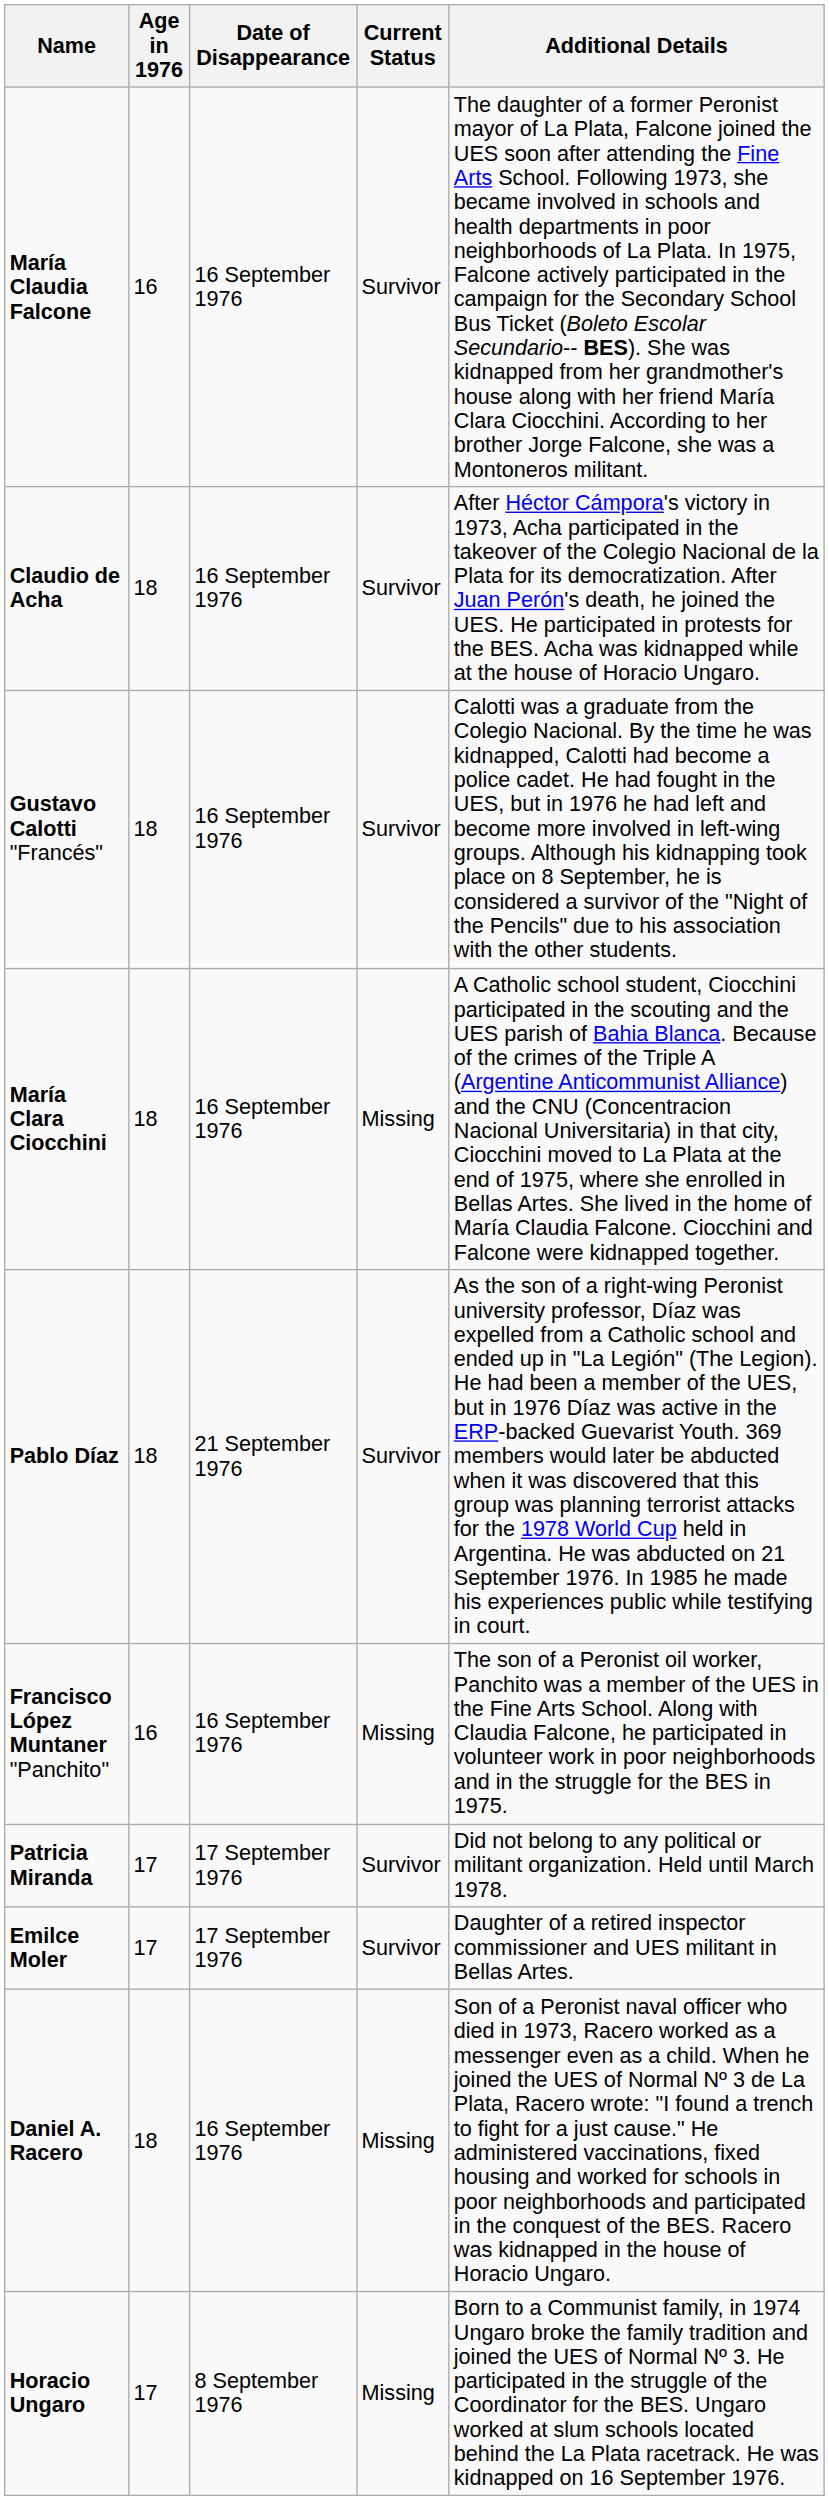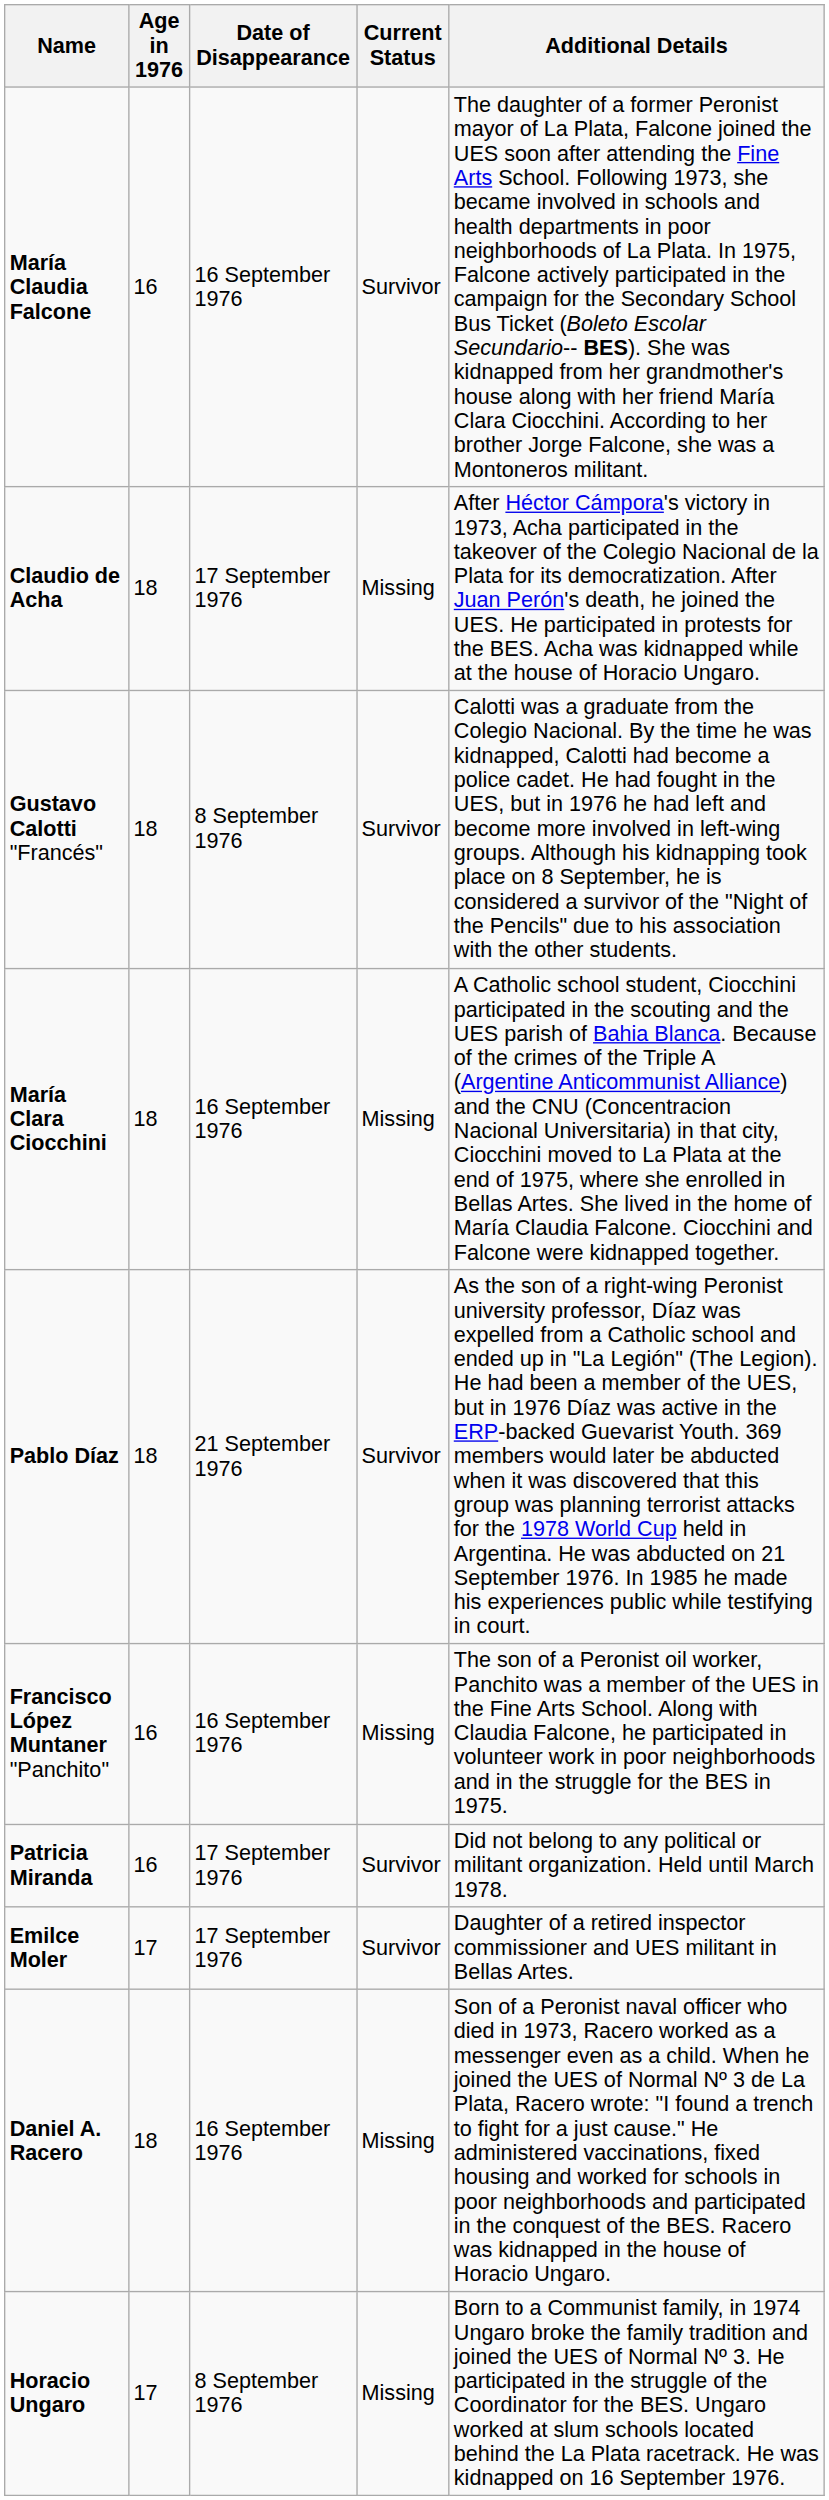(262, 588) 16 September 1976 -> (262, 588) 17 September 1976
(401, 588) Survivor -> (398, 588) Missing
(262, 829) 16 September 1976 -> (256, 829) 8 September 1976
(146, 1865) 17 -> (146, 1865) 16
